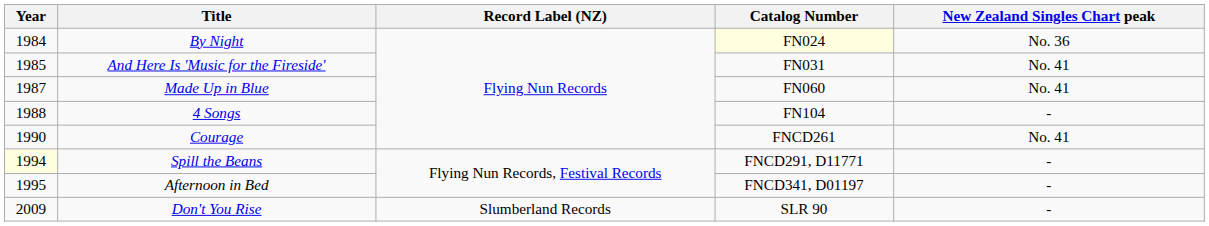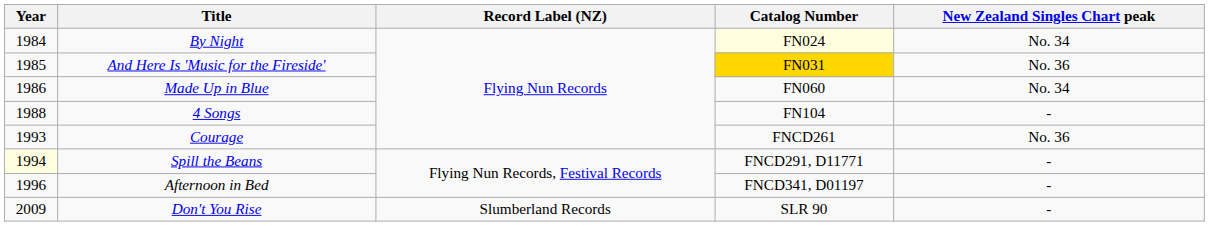(1049, 40) No. 36 -> (1049, 40) No. 34
(804, 64) no background -> (804, 64) gold background
(1049, 64) No. 41 -> (1049, 64) No. 36
(31, 88) 1987 -> (31, 88) 1986
(1049, 88) No. 41 -> (1049, 88) No. 34
(31, 137) 1990 -> (31, 137) 1993
(1049, 137) No. 41 -> (1049, 137) No. 36
(31, 185) 1995 -> (31, 185) 1996
